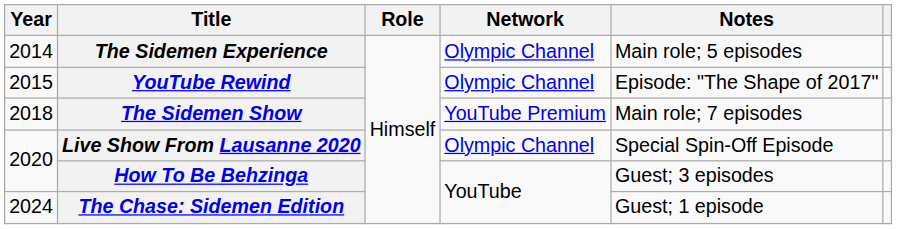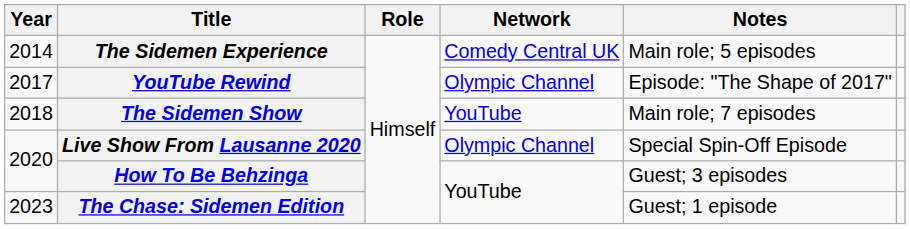(519, 51) Olympic Channel -> (532, 51) Comedy Central UK
(31, 82) 2015 -> (31, 82) 2017
(525, 113) YouTube Premium -> (483, 113) YouTube
(31, 207) 2024 -> (31, 207) 2023
